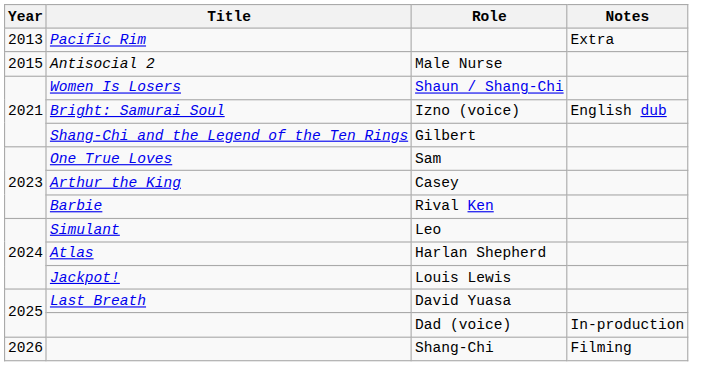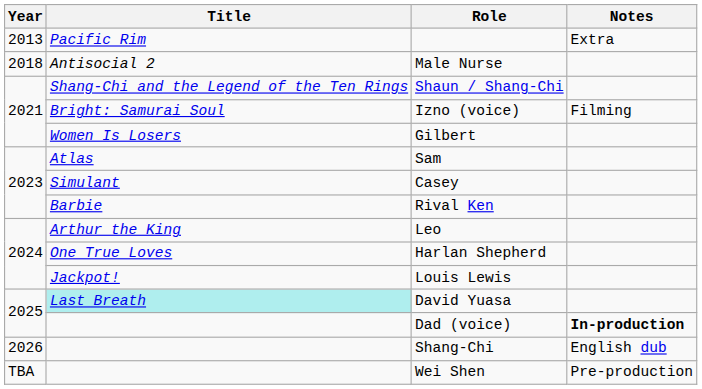(26, 64) 2015 -> (26, 64) 2018
(115, 88) Women Is Losers -> (229, 88) Shang-Chi and the Legend of the Ten Rings
(619, 111) English dub -> (601, 111) Filming
(229, 135) Shang-Chi and the Legend of the Ten Rings -> (115, 135) Women Is Losers
(111, 159) One True Loves -> (72, 159) Atlas
(115, 183) Arthur the King -> (85, 183) Simulant
(85, 230) Simulant -> (115, 230) Arthur the King
(72, 254) Atlas -> (111, 254) One True Loves
(98, 301) no background -> (98, 301) paleturquoise background
(627, 325) normal -> (627, 325) bold
(601, 349) Filming -> (619, 349) English dub
+ row: (450, 372)
